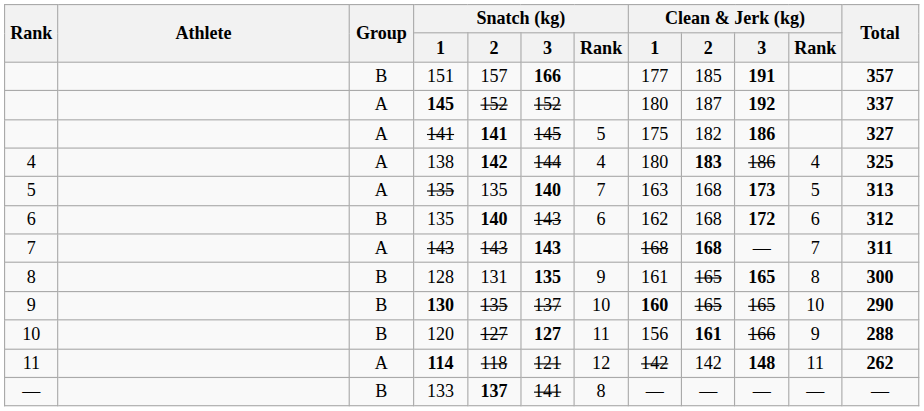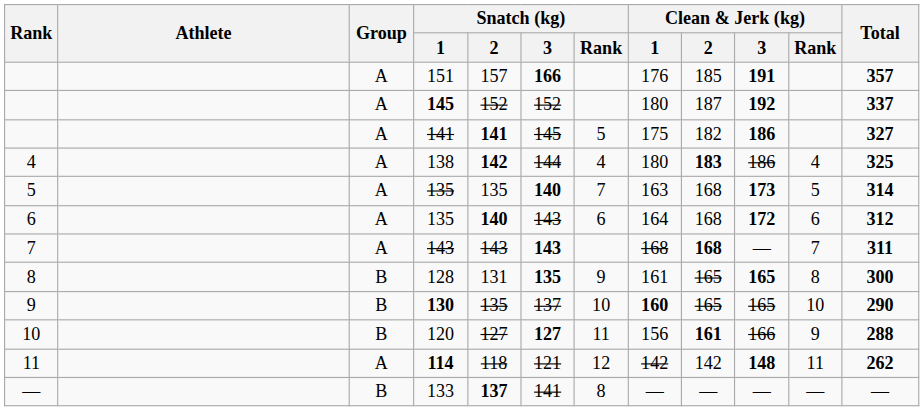(381, 76) B -> (381, 76) A
(655, 76) 177 -> (655, 76) 176
(880, 190) 313 -> (880, 190) 314
(381, 219) B -> (381, 219) A
(655, 219) 162 -> (655, 219) 164
